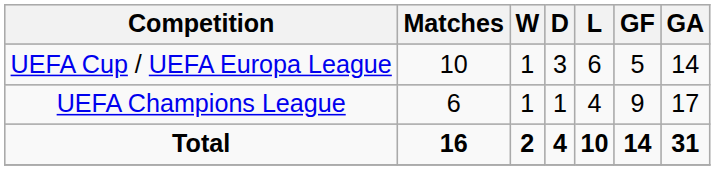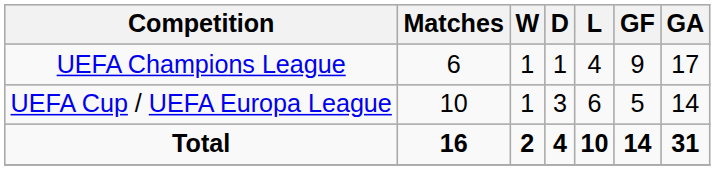rows swapped: (201, 104) <-> (201, 64)
